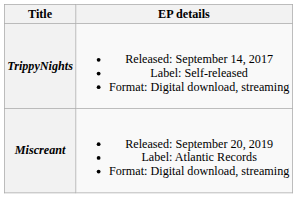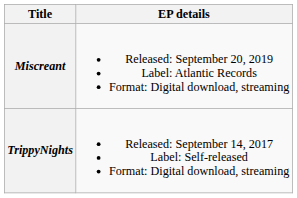rows swapped: (40, 66) <-> (40, 150)
